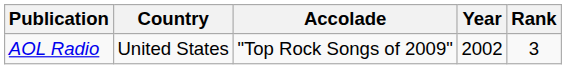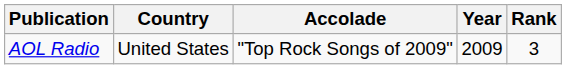(482, 48) 2002 -> (482, 48) 2009
